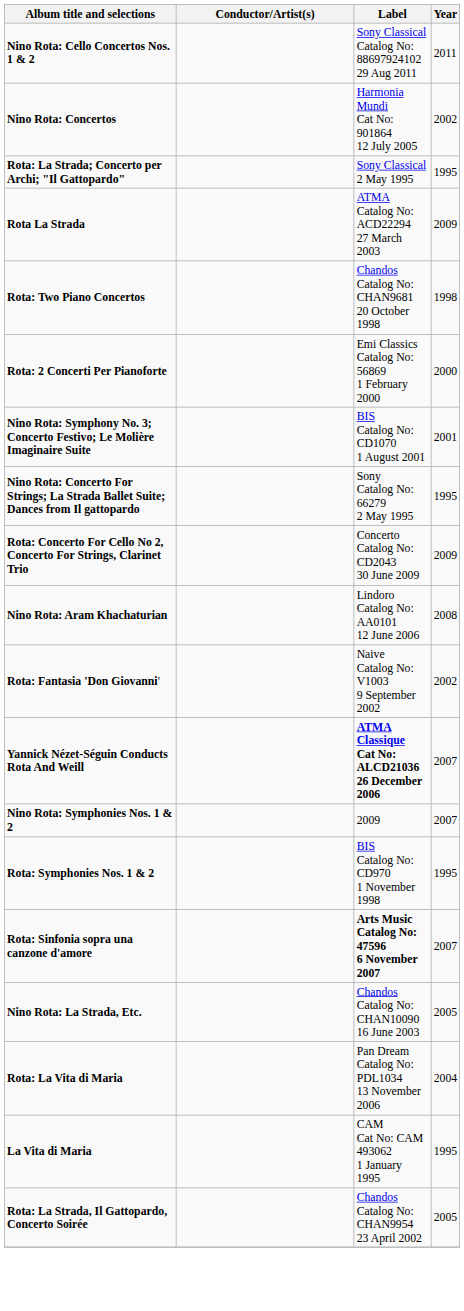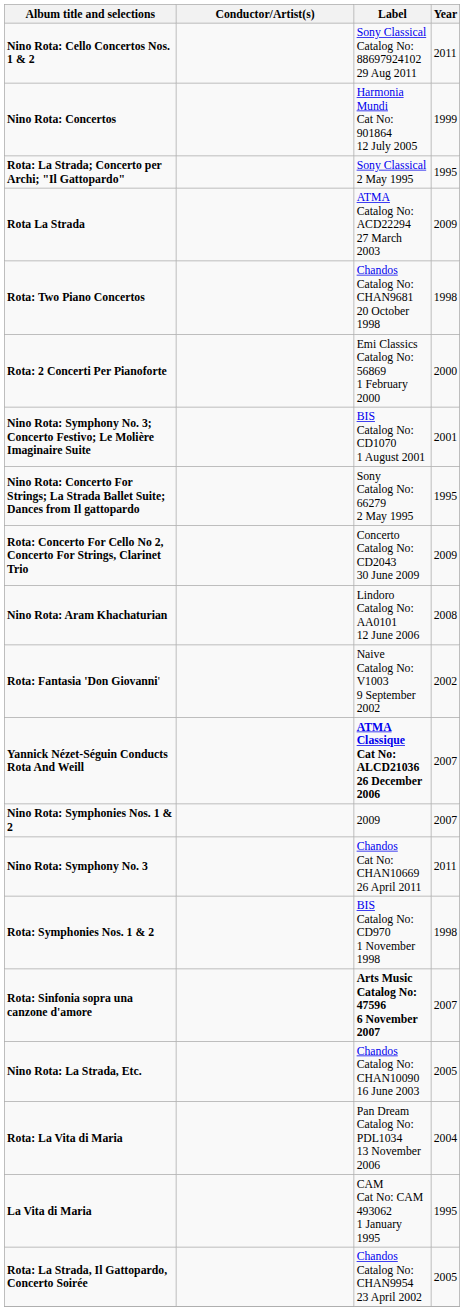(445, 119) 2002 -> (445, 119) 1999
+ row: (77, 866)
(445, 872) 1995 -> (445, 932) 1998
